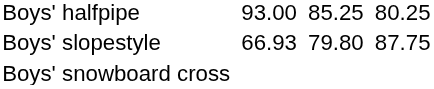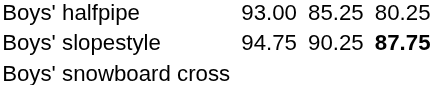(269, 43) 66.93 -> (269, 43) 94.75
(336, 43) 79.80 -> (336, 43) 90.25
(403, 43) normal -> (403, 43) bold
